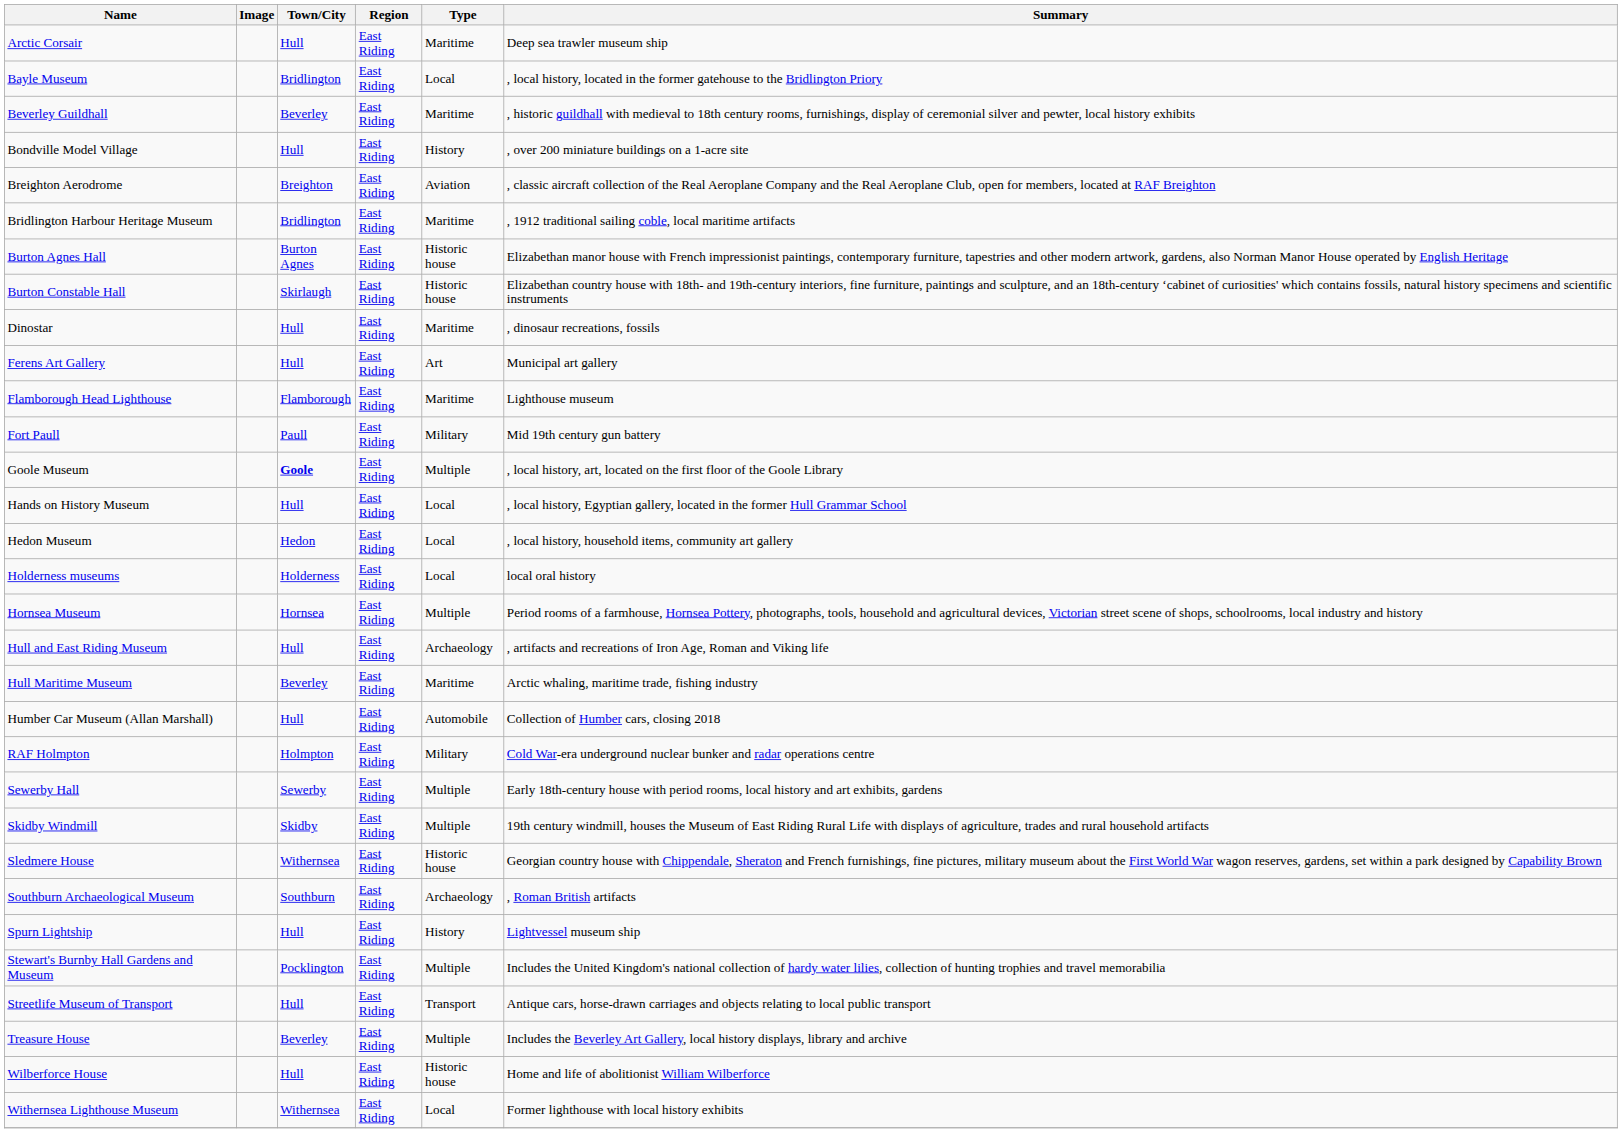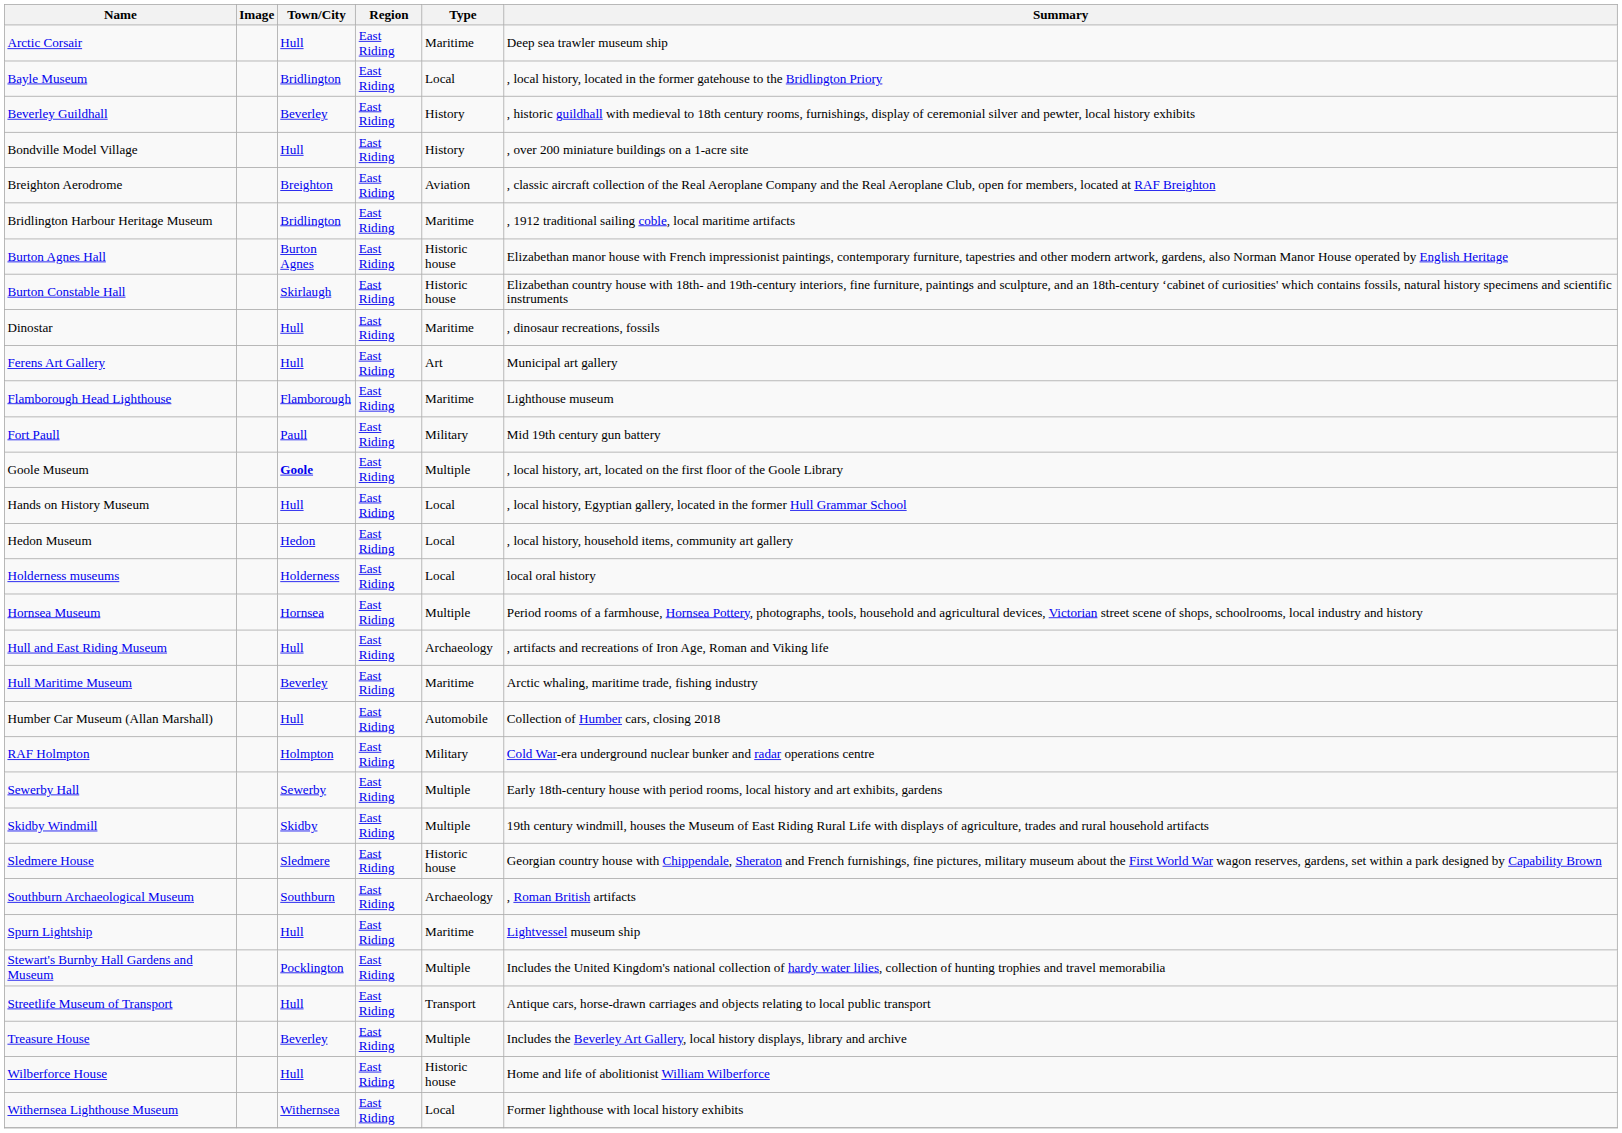(450, 114) Maritime -> (445, 114) History
(310, 861) Withernsea -> (305, 861) Sledmere
(445, 932) History -> (450, 932) Maritime
